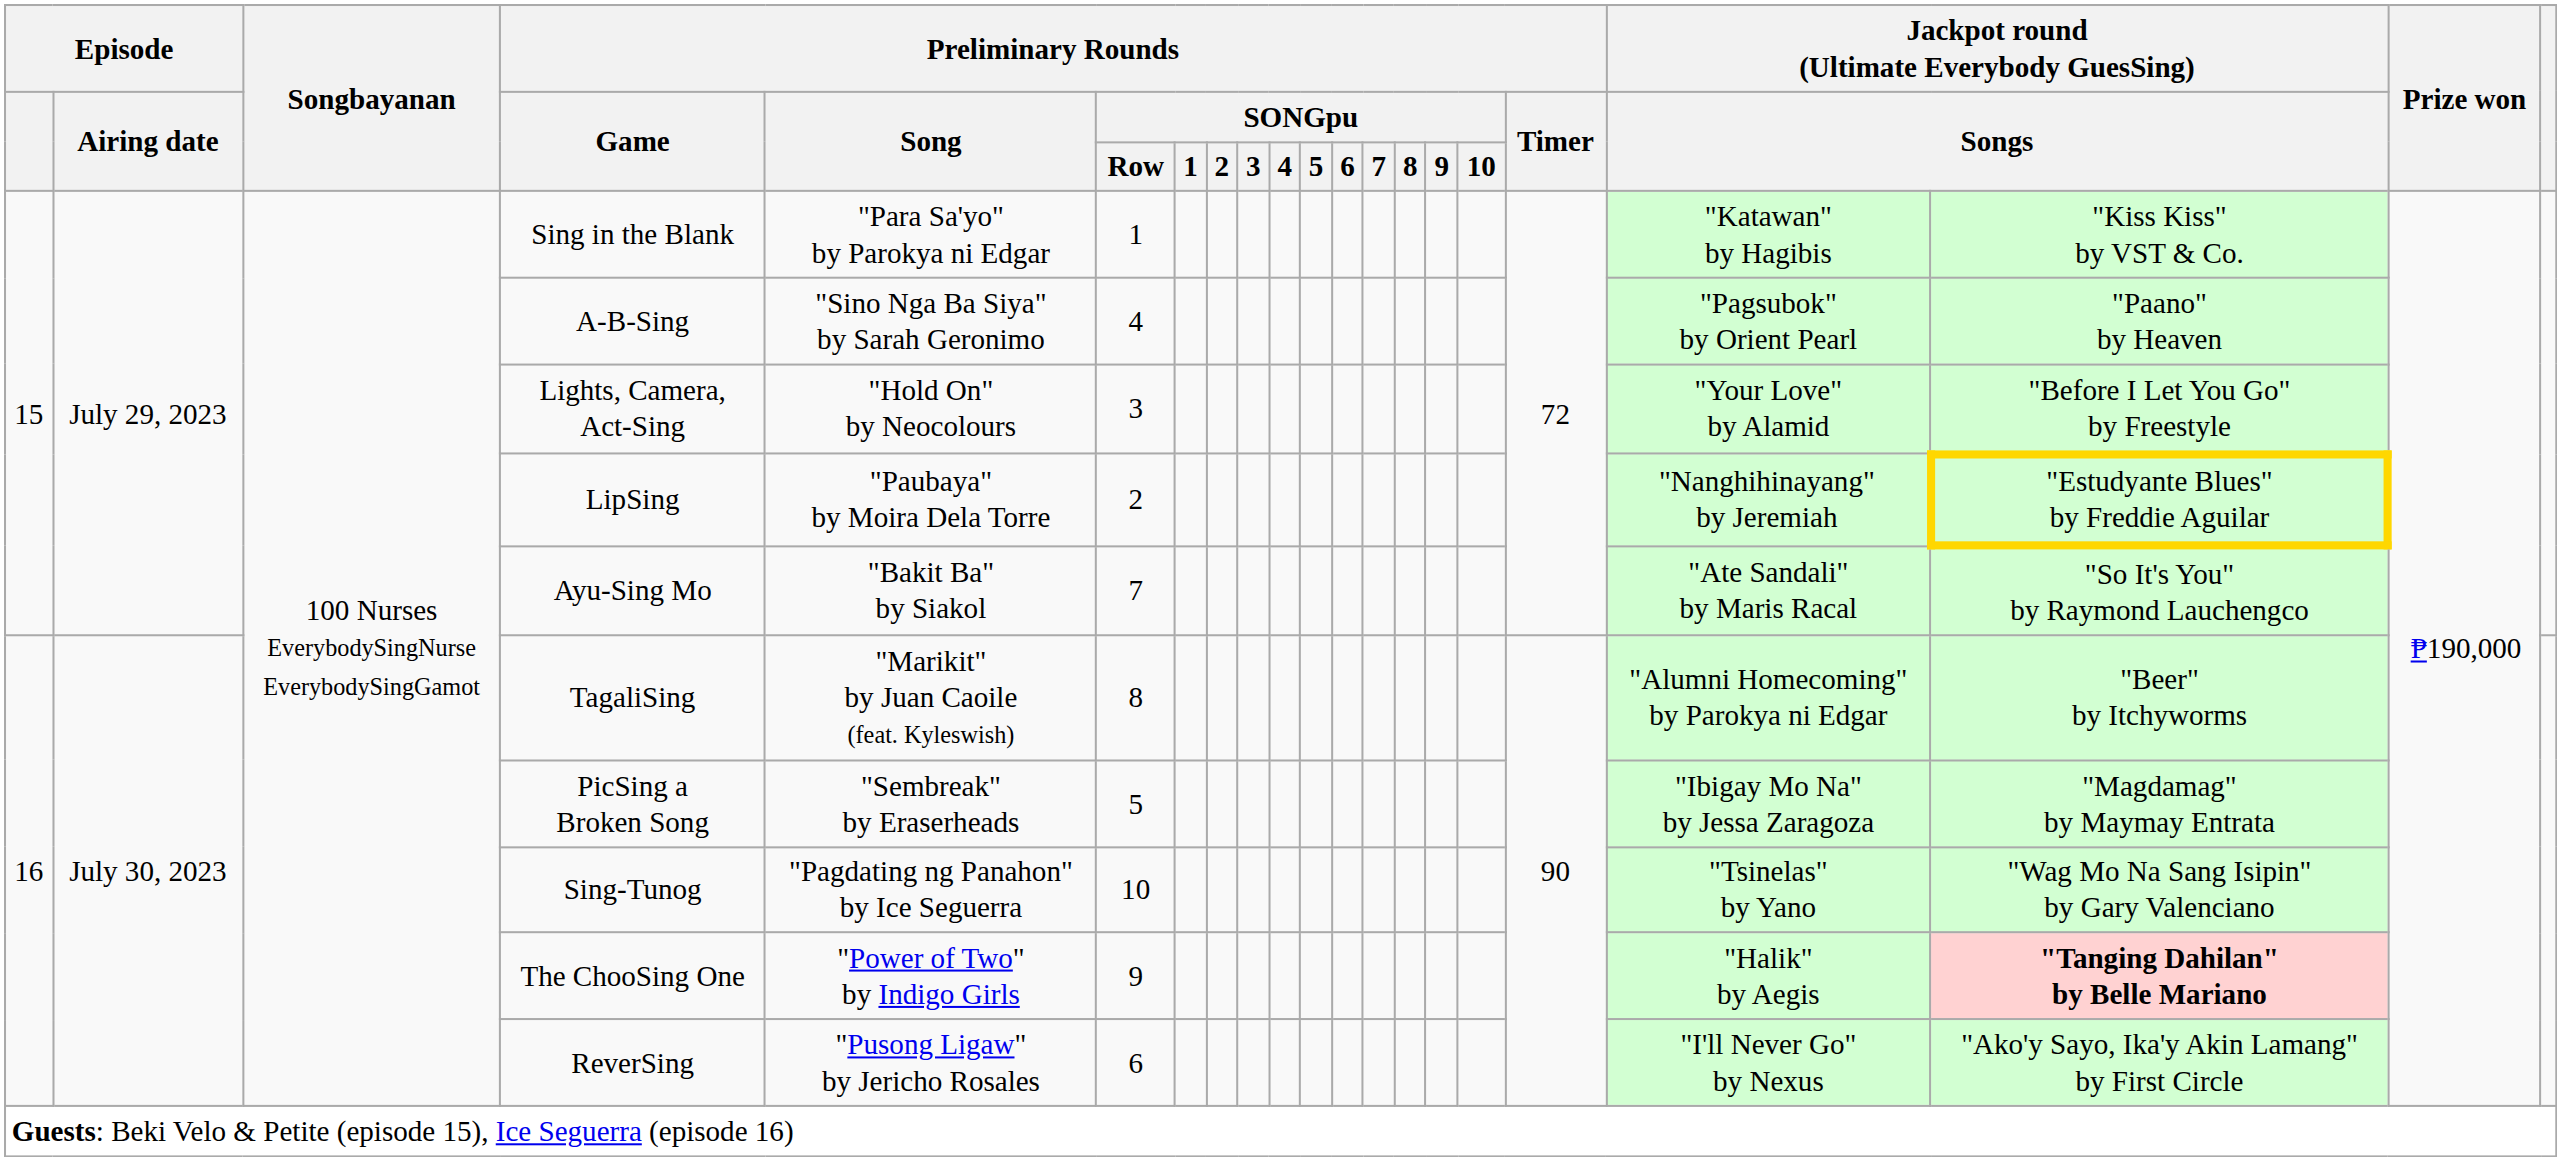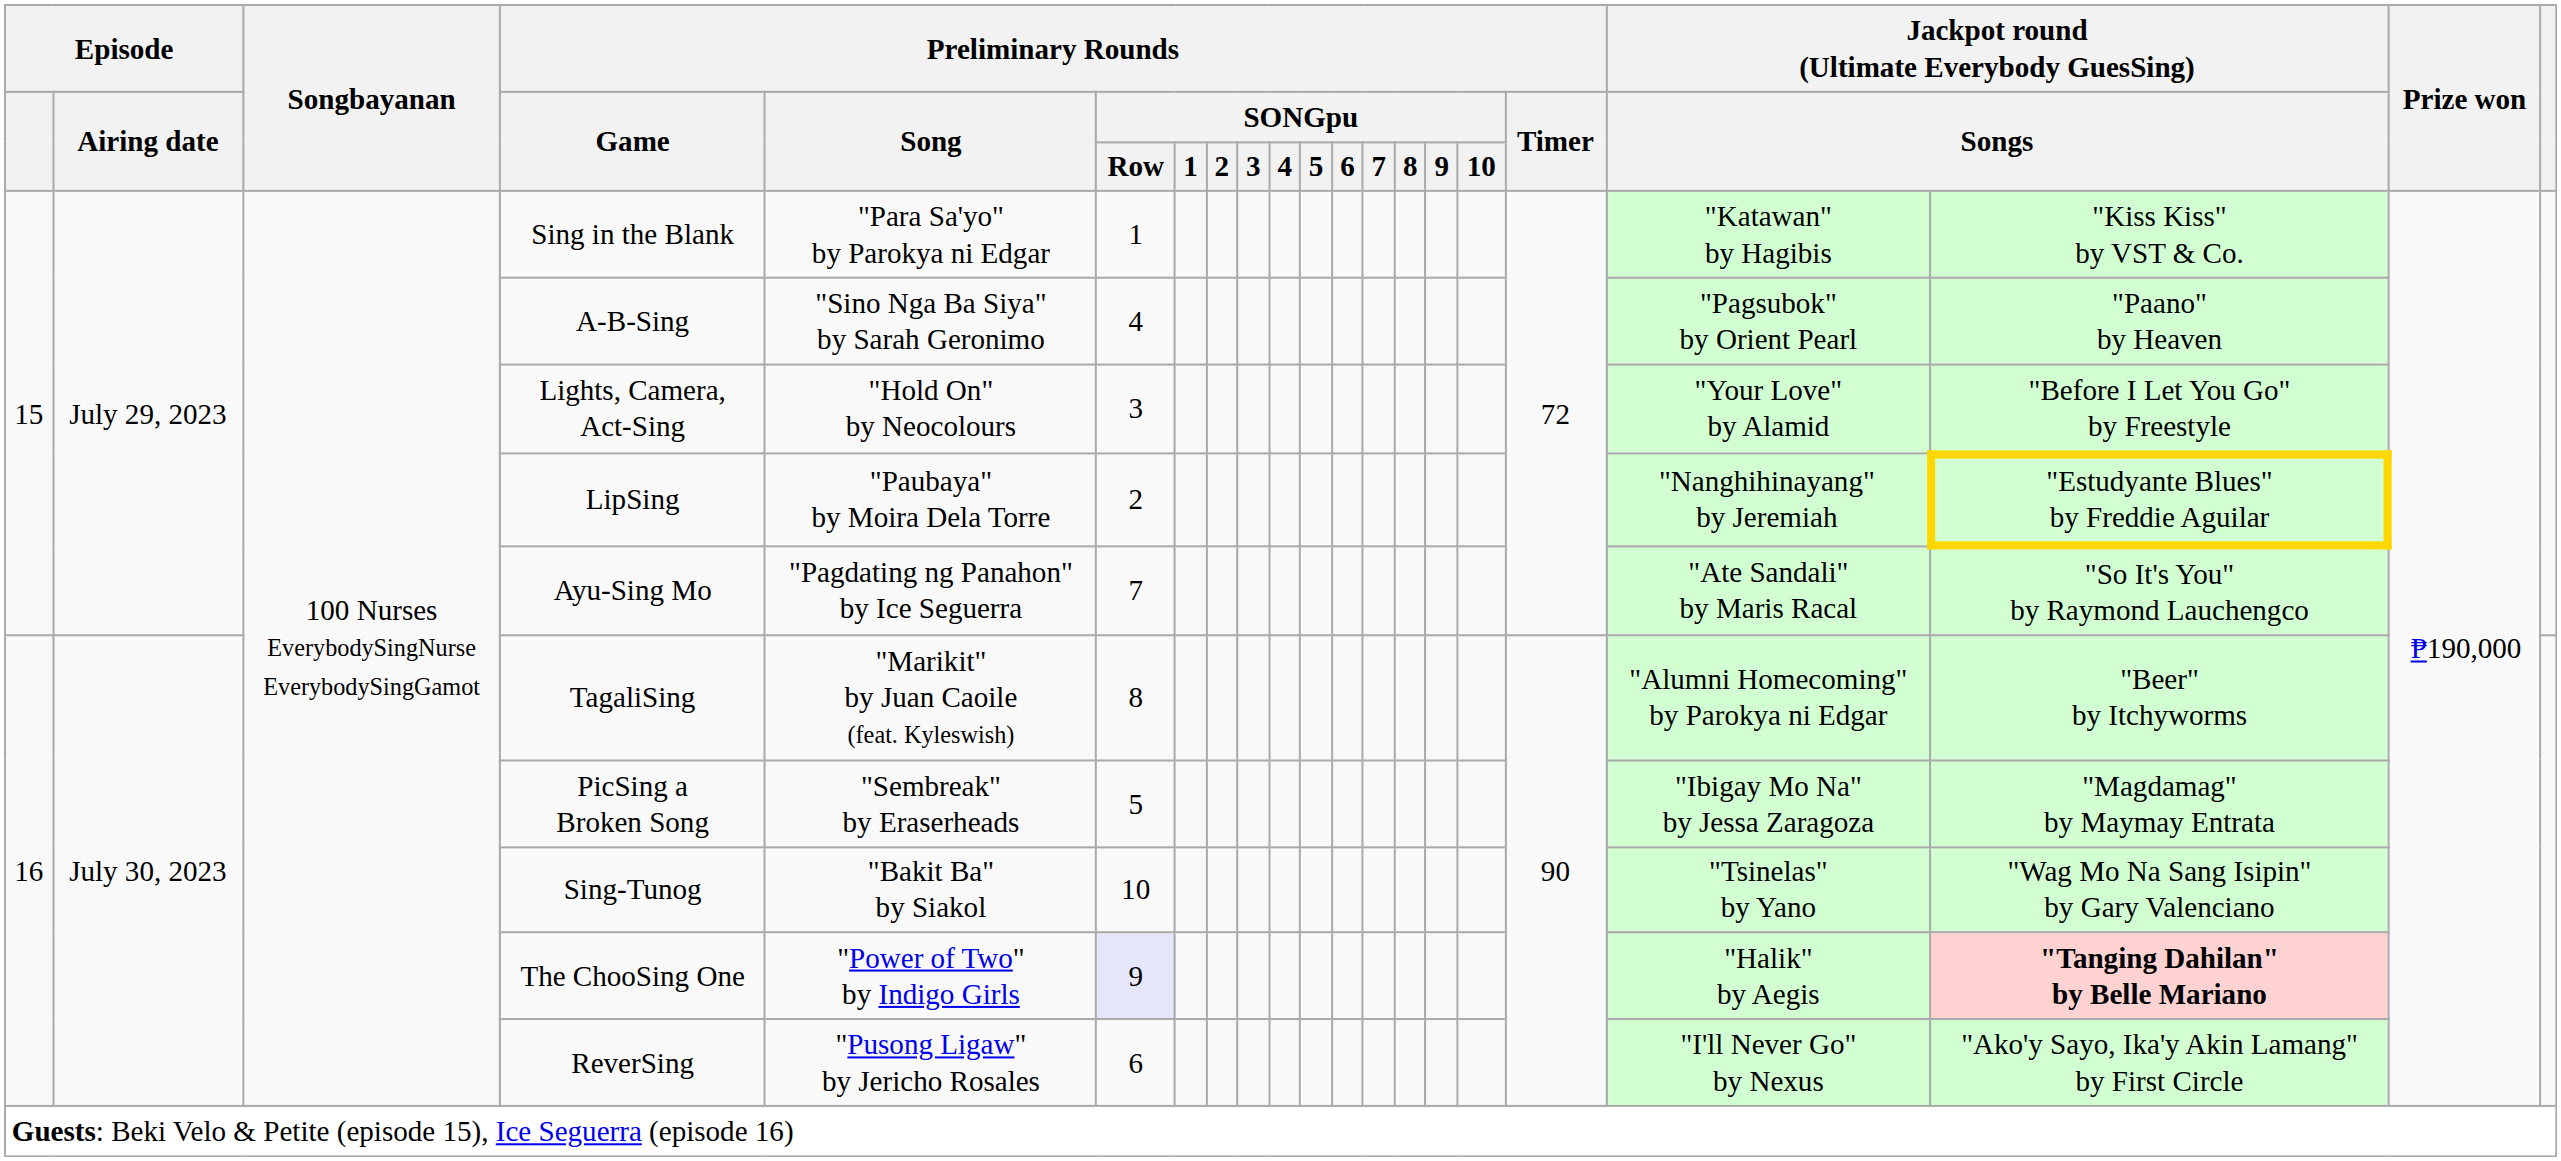(931, 591) "Bakit Ba" by Siakol -> (931, 591) "Pagdating ng Panahon" by Ice Seguerra
(931, 890) "Pagdating ng Panahon" by Ice Seguerra -> (931, 890) "Bakit Ba" by Siakol
(1136, 976) no background -> (1136, 976) lavender background
